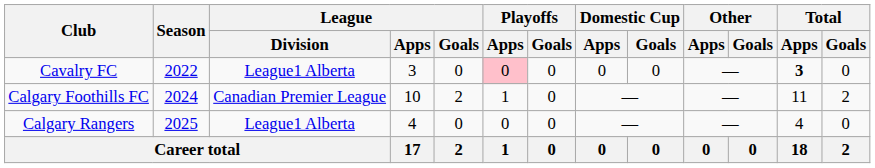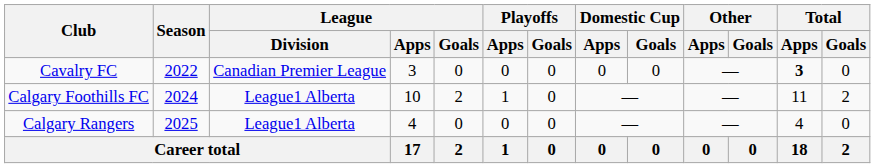(300, 70) League1 Alberta -> (300, 70) Canadian Premier League
(505, 70) pink background -> (505, 70) no background
(300, 96) Canadian Premier League -> (300, 96) League1 Alberta
